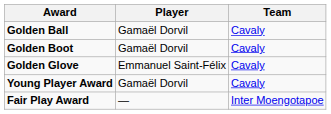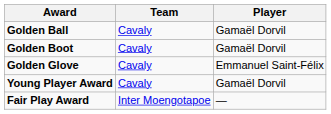columns swapped: (172, 13) <-> (277, 13)
